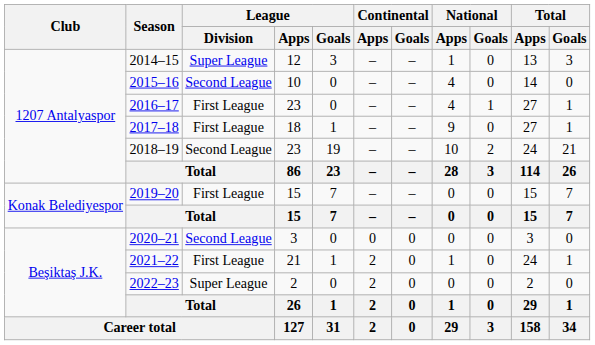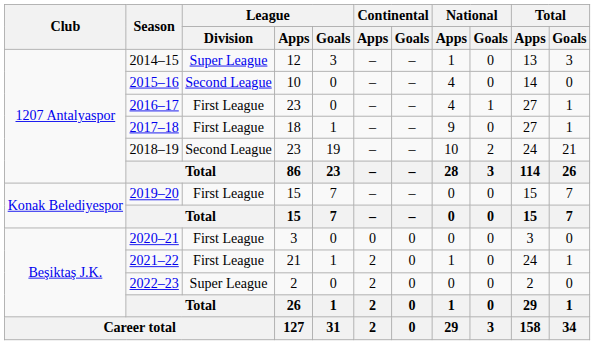(228, 238) Second League -> (228, 238) First League
